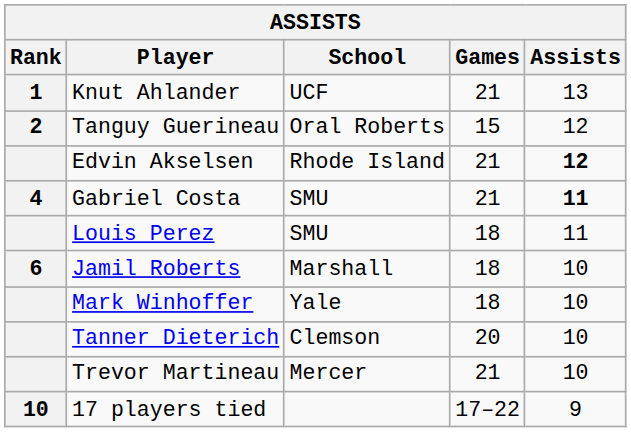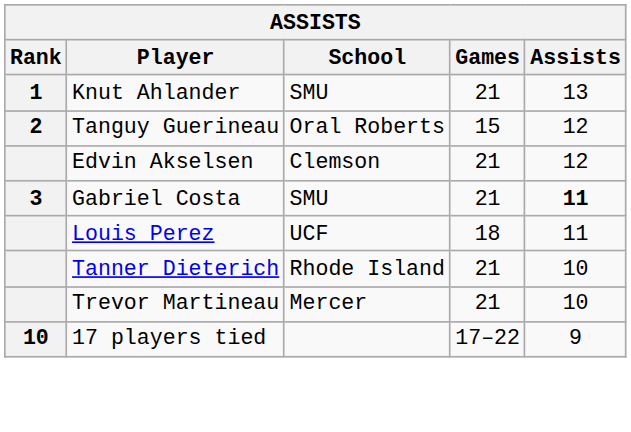(309, 93) UCF -> (309, 93) SMU
(367, 163) Rhode Island -> (335, 163) Clemson
(576, 163) bold -> (576, 163) normal
(36, 198) 4 -> (36, 198) 3
(309, 233) SMU -> (309, 233) UCF
- row: (156, 269)
- row: (163, 304)
(335, 339) Clemson -> (367, 269) Rhode Island
(488, 339) 20 -> (488, 269) 21
